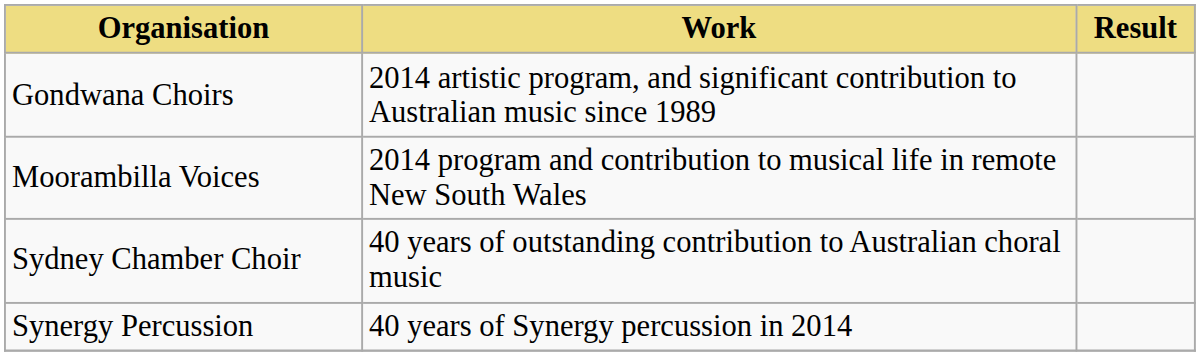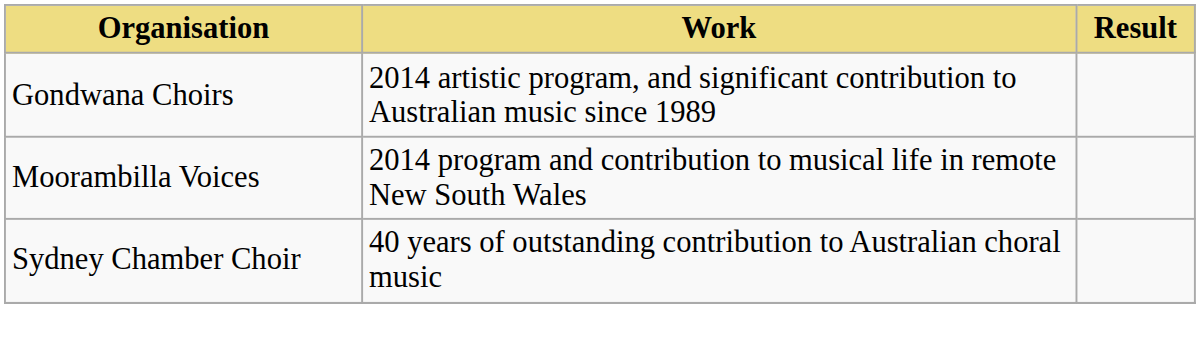- row: (133, 325)
